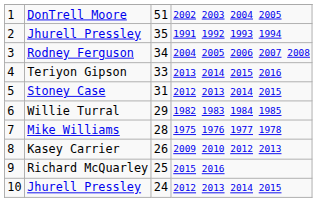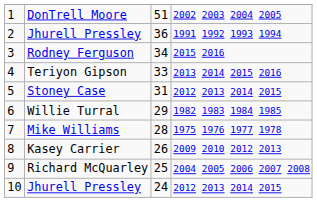(161, 33) 35 -> (161, 33) 36
(242, 53) 2004 2005 2006 2007 2008 -> (199, 53) 2015 2016
(199, 168) 2015 2016 -> (242, 168) 2004 2005 2006 2007 2008
